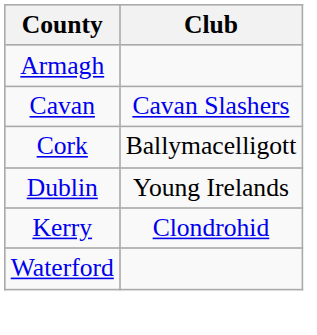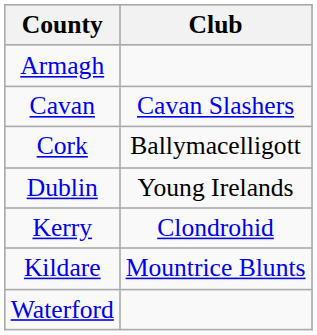+ row: (62, 268)
